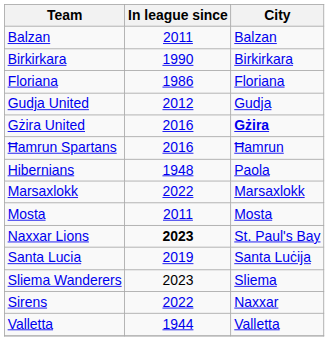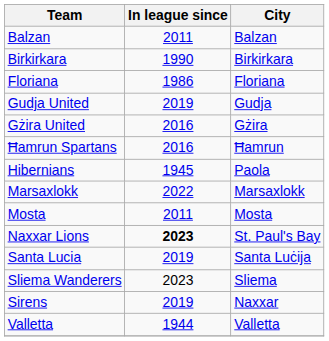(178, 103) 2012 -> (178, 103) 2019
(252, 125) bold -> (251, 125) normal
(178, 170) 1948 -> (178, 170) 1945
(178, 302) 2022 -> (178, 302) 2019
